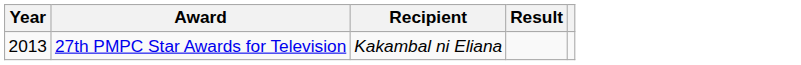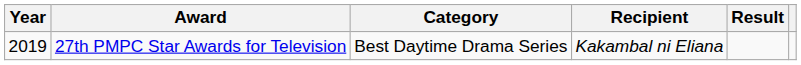+ column: (461, 18)
(28, 45) 2013 -> (28, 45) 2019
